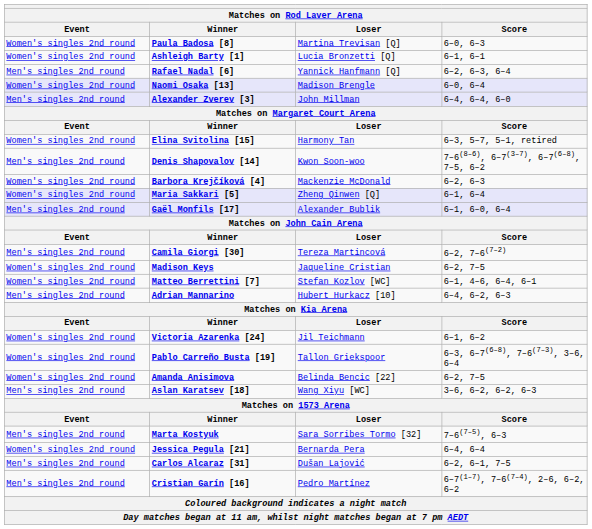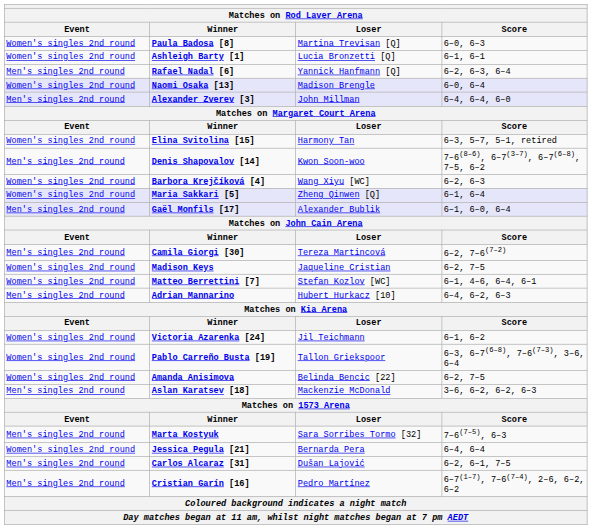(344, 181) Mackenzie McDonald -> (334, 181) Wang Xiyu [WC]
(334, 391) Wang Xiyu [WC] -> (344, 391) Mackenzie McDonald
